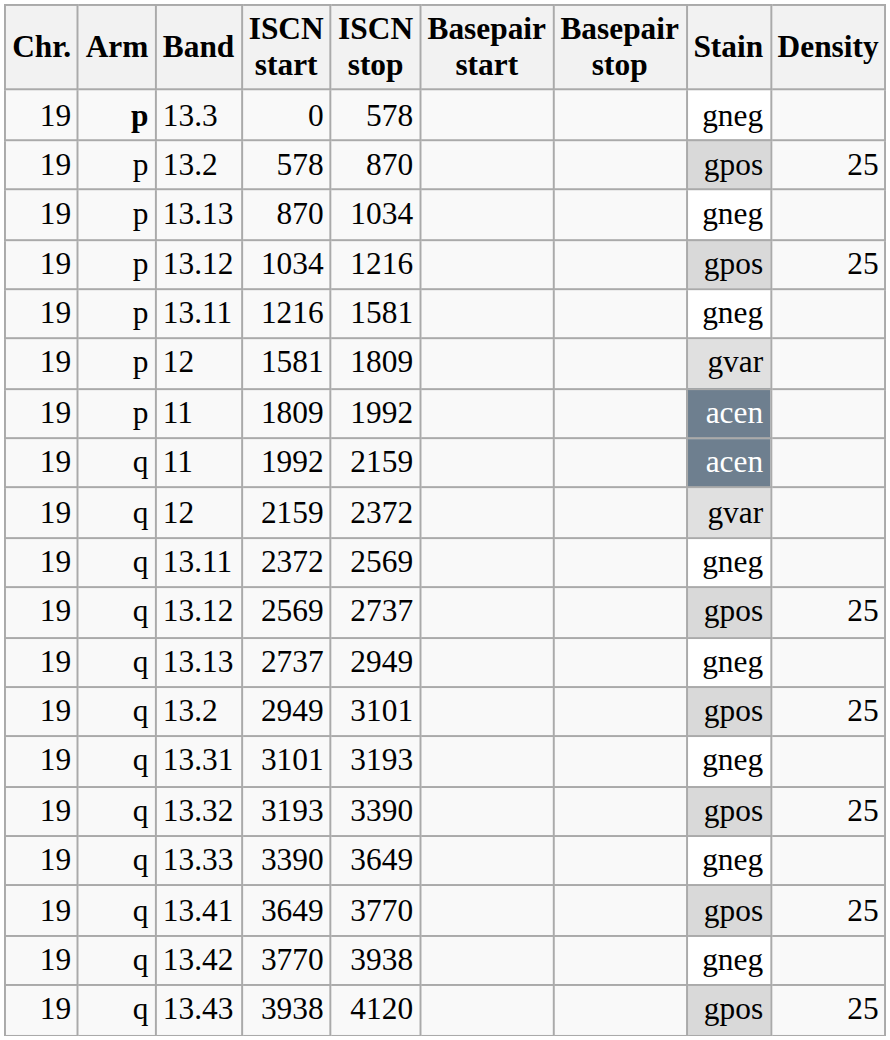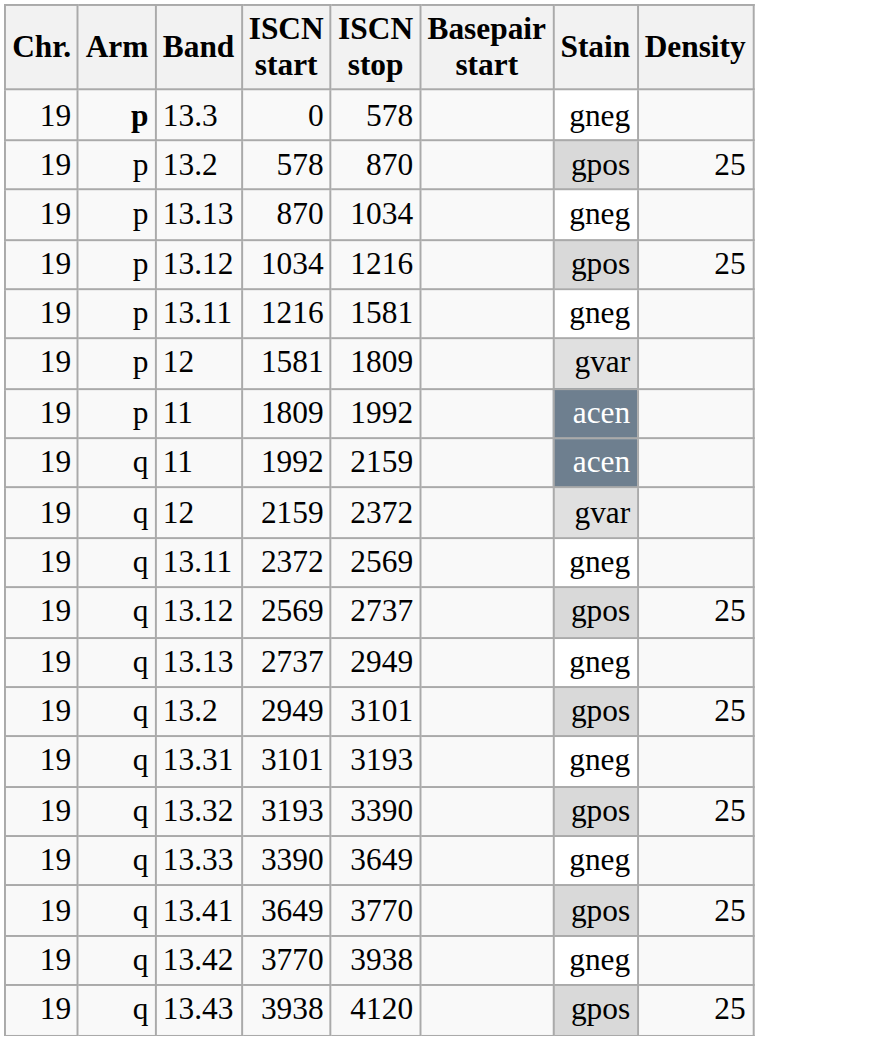- column: (620, 47)
